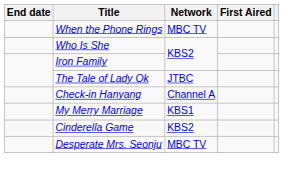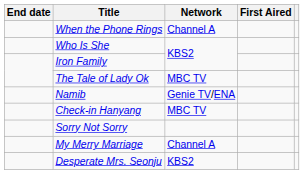(187, 29) MBC TV -> (191, 29) Channel A
(180, 78) JTBC -> (187, 78) MBC TV
+ row: (70, 95)
(191, 95) Channel A -> (187, 111) MBC TV
+ row: (91, 128)
(180, 111) KBS1 -> (191, 144) Channel A
- row: (94, 128)
(187, 144) MBC TV -> (180, 161) KBS2
